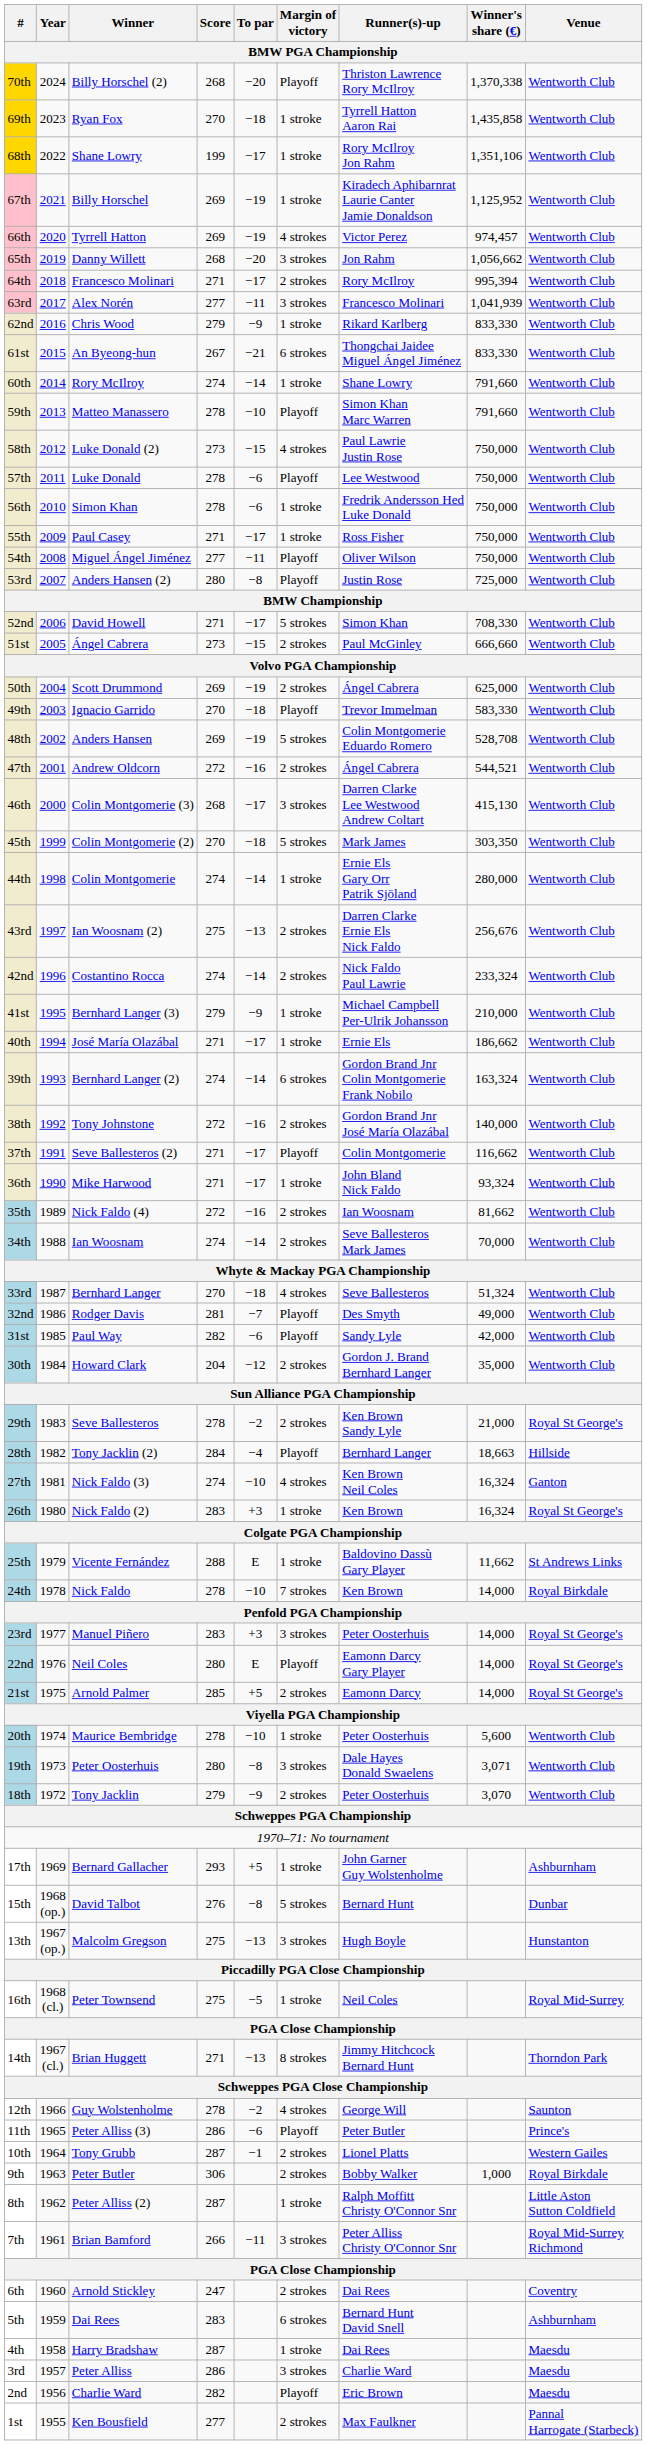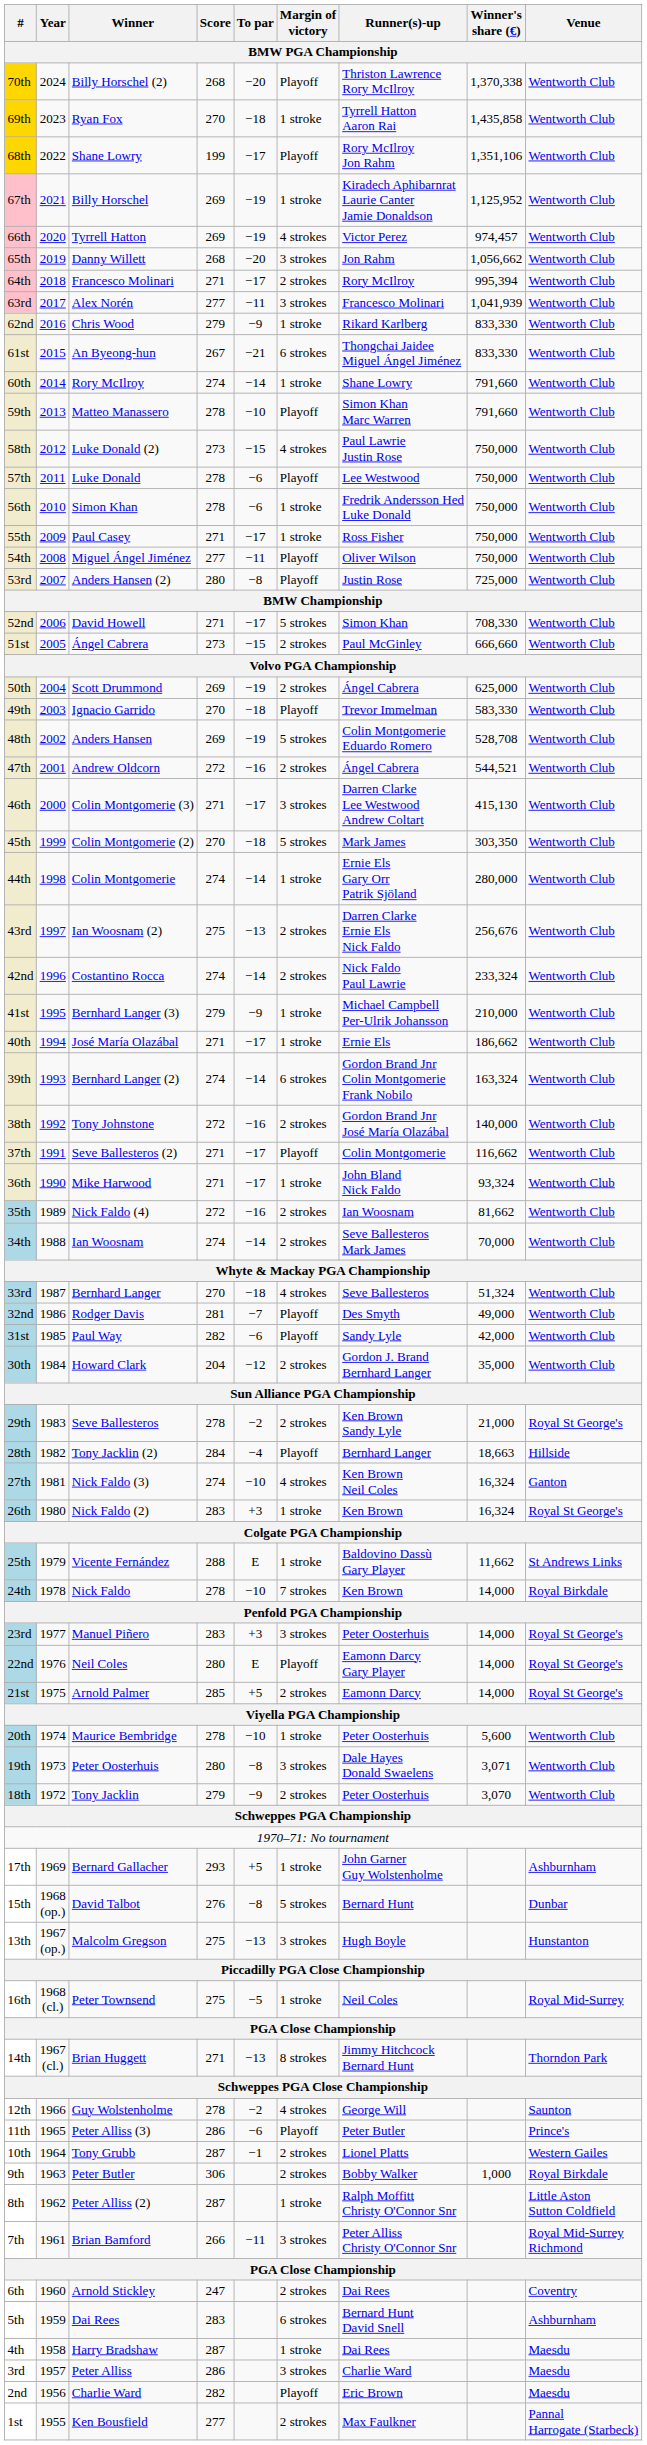(301, 155) 1 stroke -> (299, 155) Playoff
(215, 804) 268 -> (215, 804) 271
